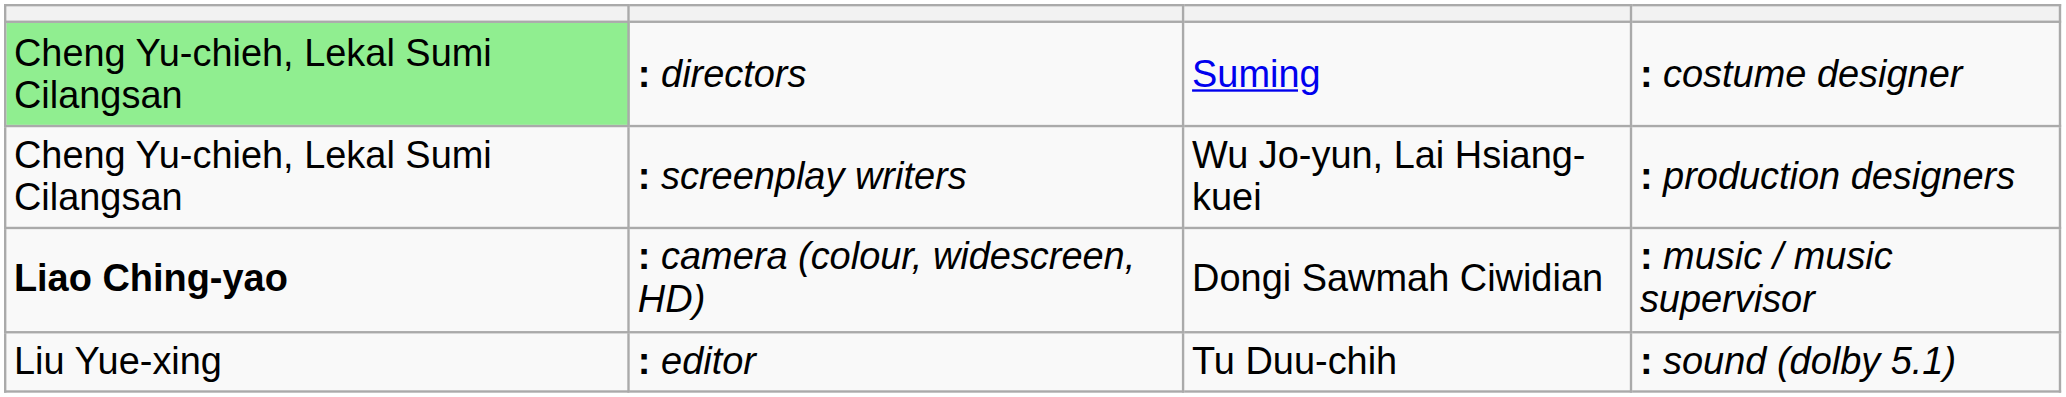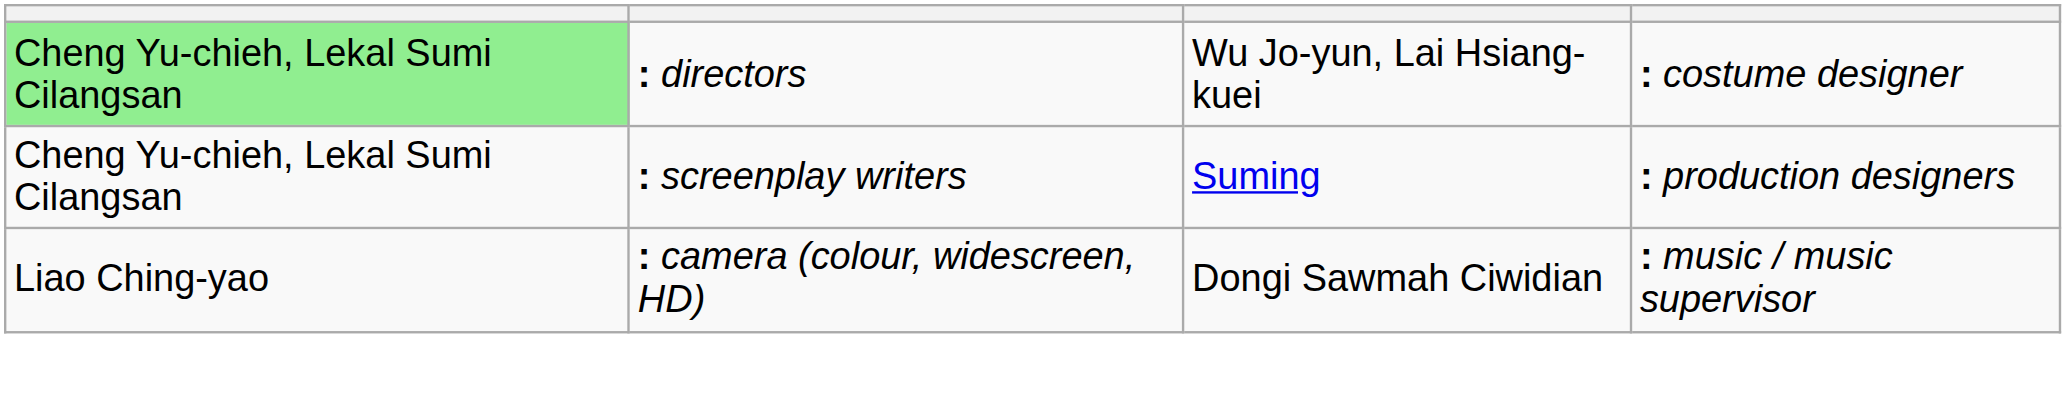(1256, 73) Suming -> (1389, 73) Wu Jo-yun, Lai Hsiang-kuei
(1389, 176) Wu Jo-yun, Lai Hsiang-kuei -> (1256, 176) Suming
(151, 278) bold -> (141, 278) normal
- row: (697, 360)
